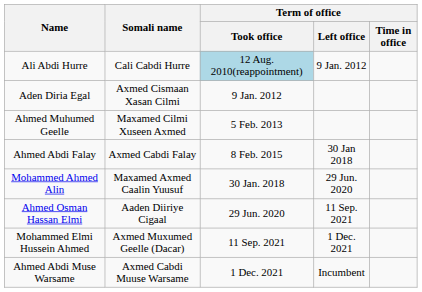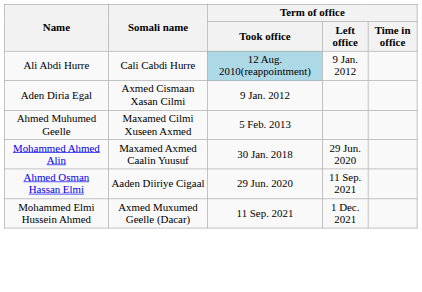- row: (55, 154)
- row: (55, 272)
